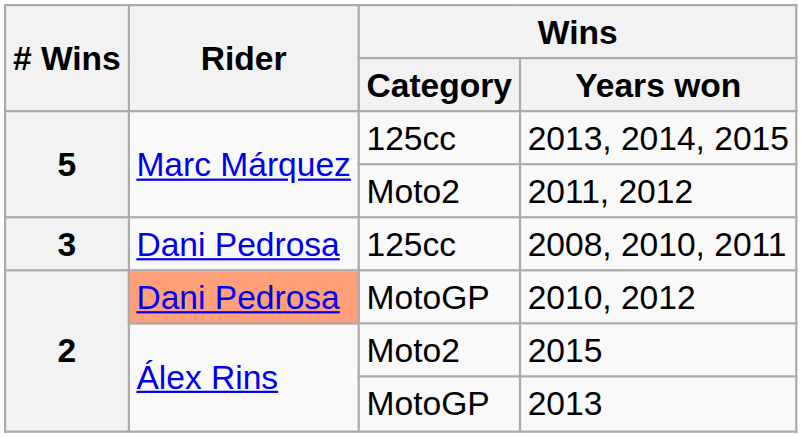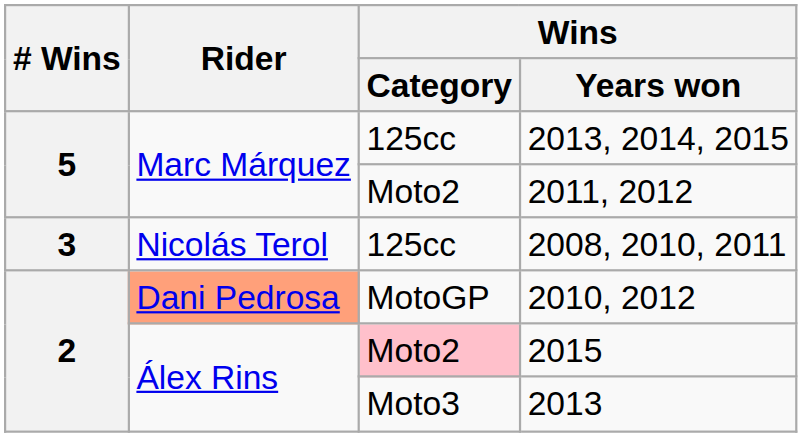(238, 245) Dani Pedrosa -> (232, 245) Nicolás Terol
(413, 351) no background -> (413, 351) pink background
(428, 404) MotoGP -> (413, 404) Moto3
